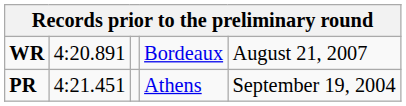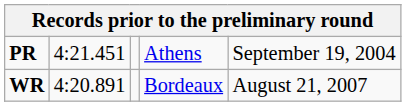rows swapped: (23, 85) <-> (27, 52)
